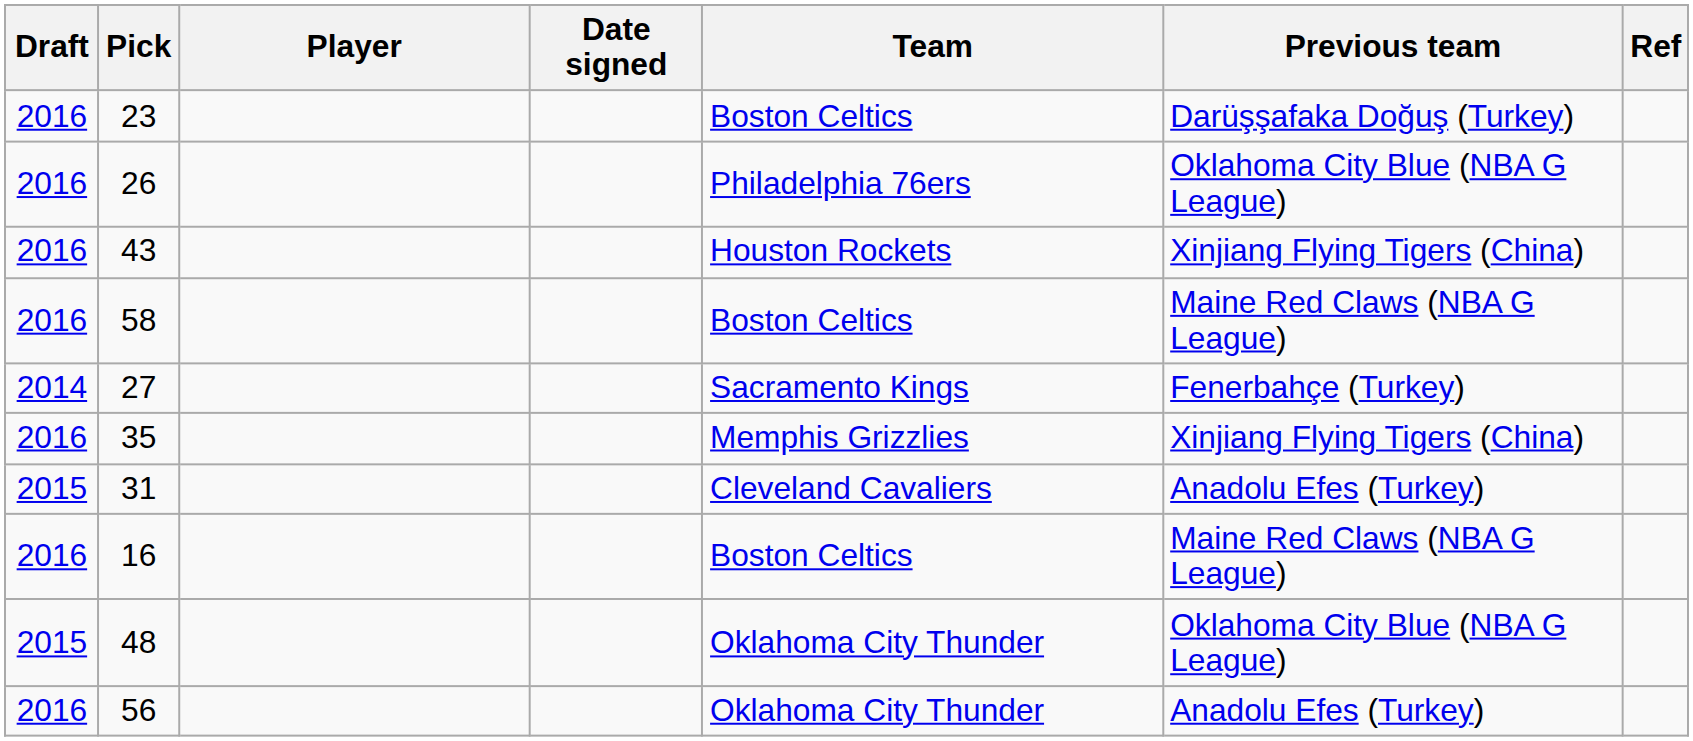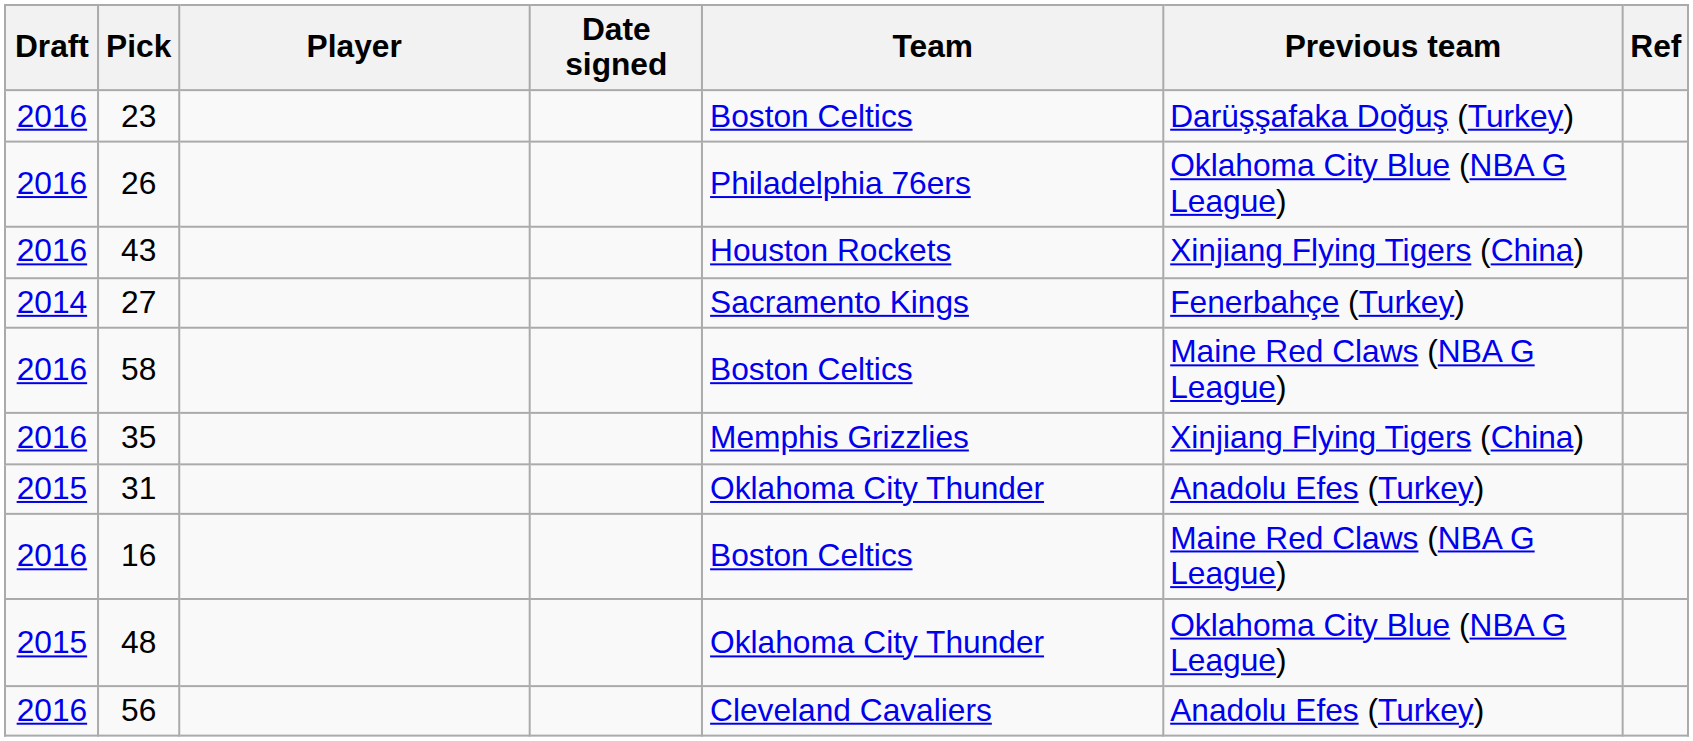rows swapped: (139, 387) <-> (139, 319)
(851, 488) Cleveland Cavaliers -> (877, 488) Oklahoma City Thunder
(877, 710) Oklahoma City Thunder -> (851, 710) Cleveland Cavaliers
